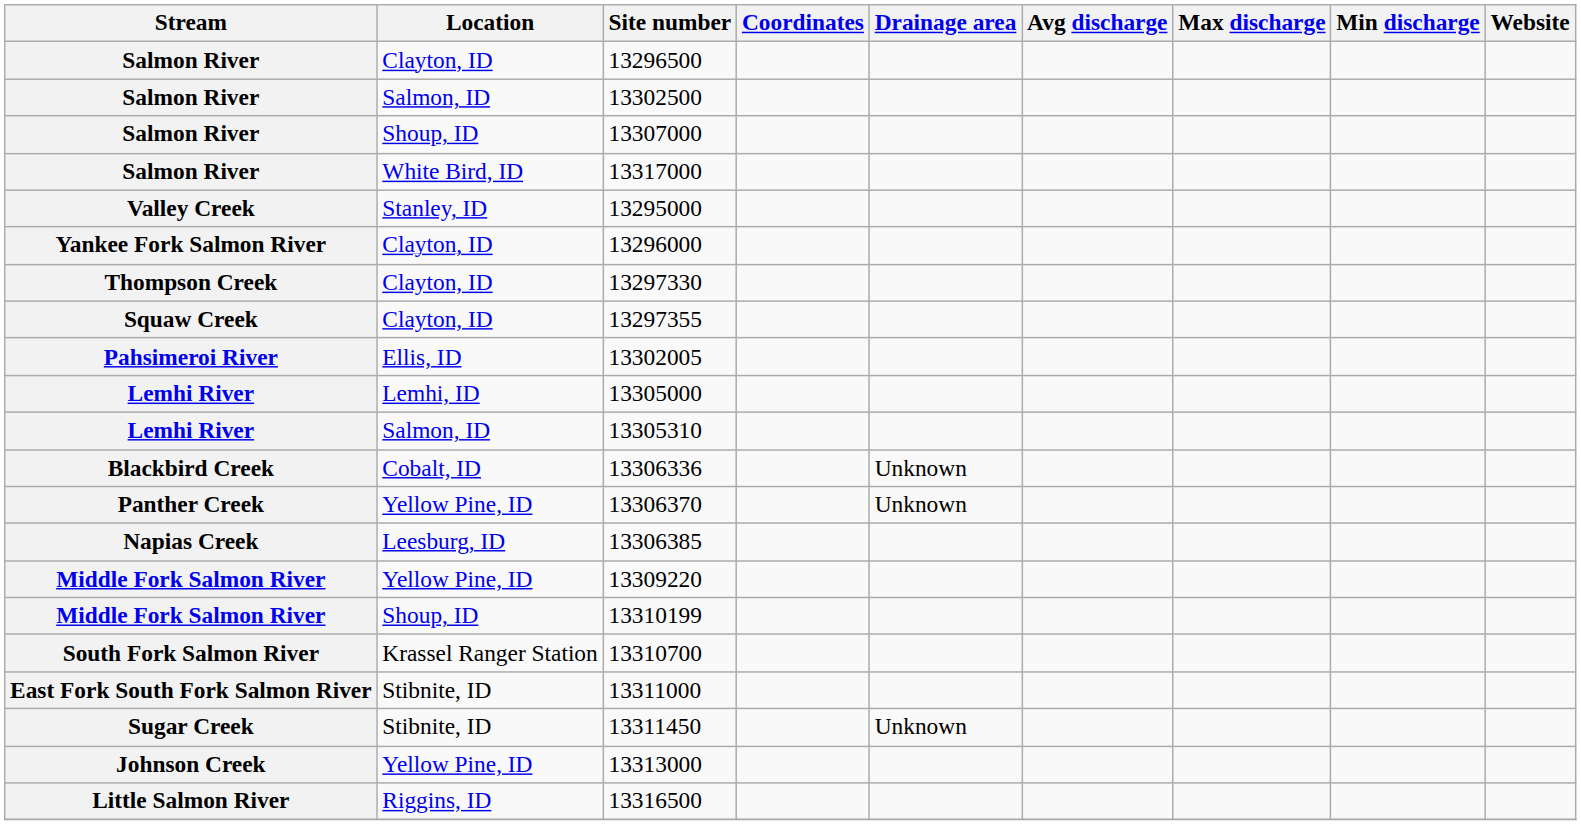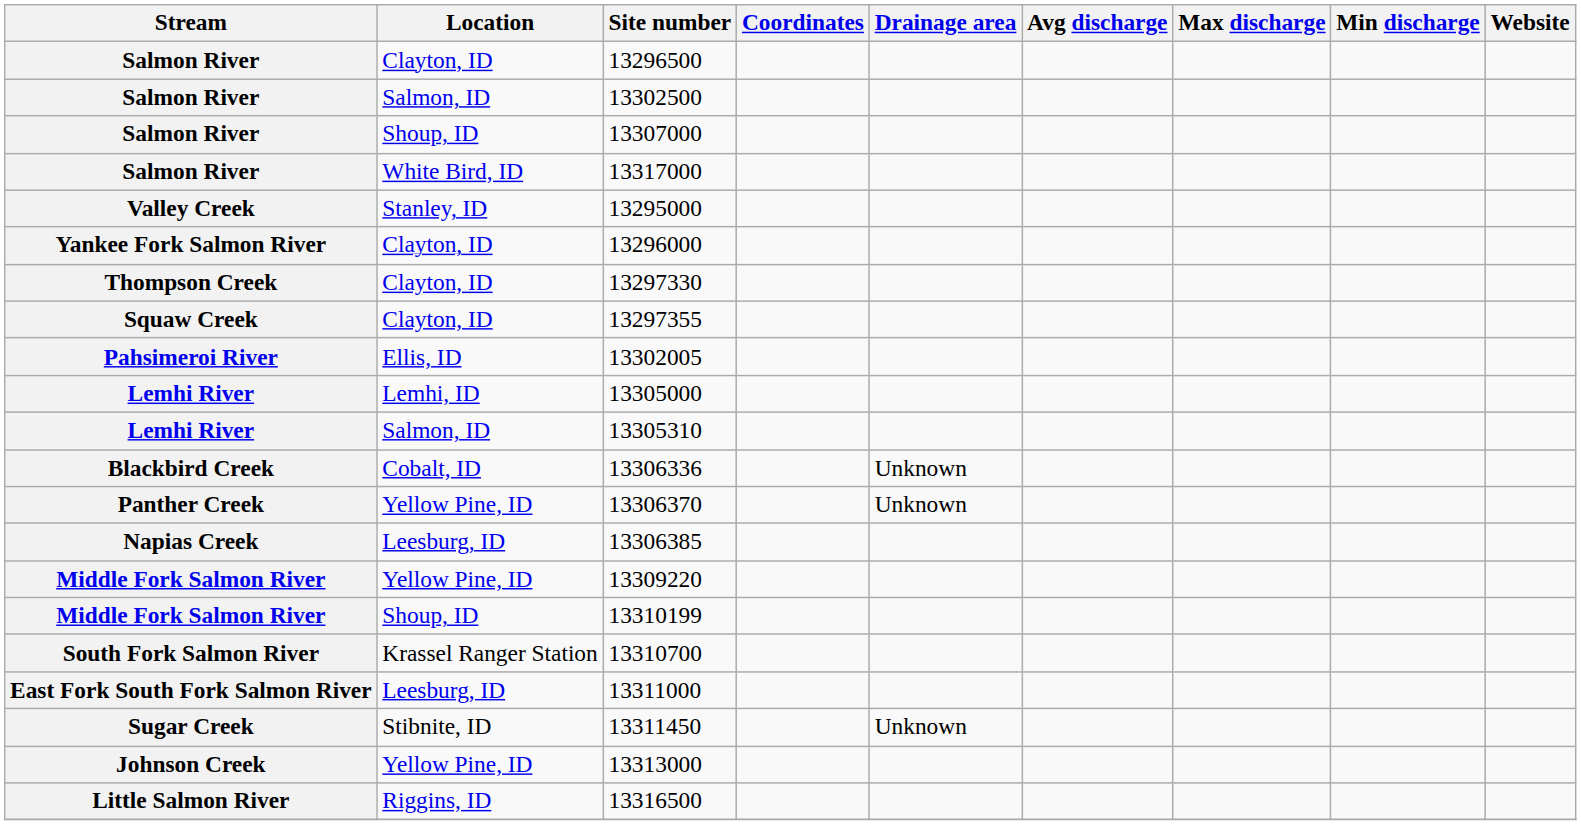(437, 689) Stibnite, ID -> (444, 689) Leesburg, ID
